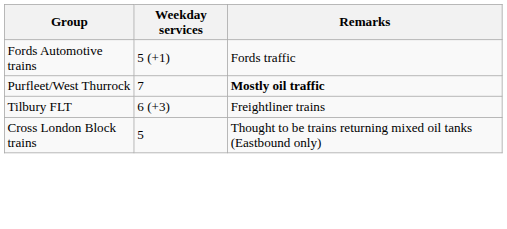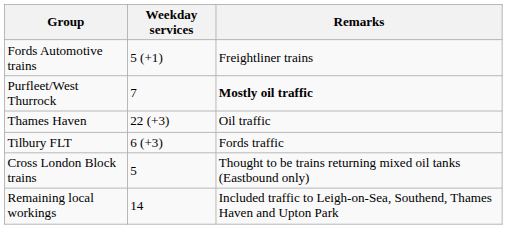(263, 57) Fords traffic -> (266, 57) Freightliner trains
+ row: (47, 121)
(278, 106) Freightliner trains -> (251, 142) Fords traffic
+ row: (51, 206)
